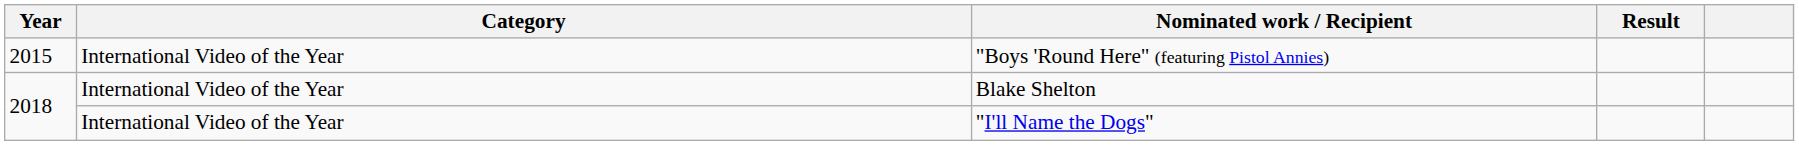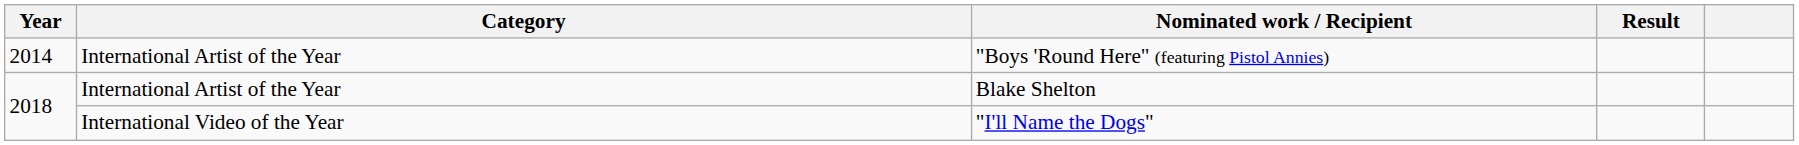(31, 55) 2015 -> (31, 55) 2014
(212, 55) International Video of the Year -> (211, 55) International Artist of the Year
(212, 88) International Video of the Year -> (211, 88) International Artist of the Year
